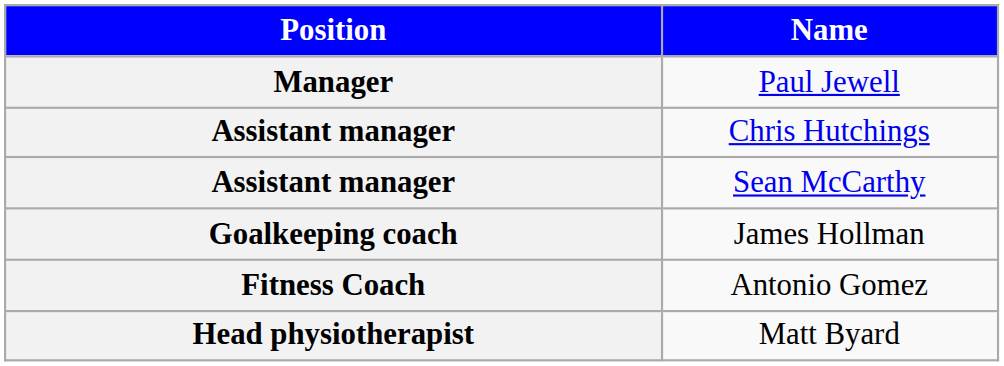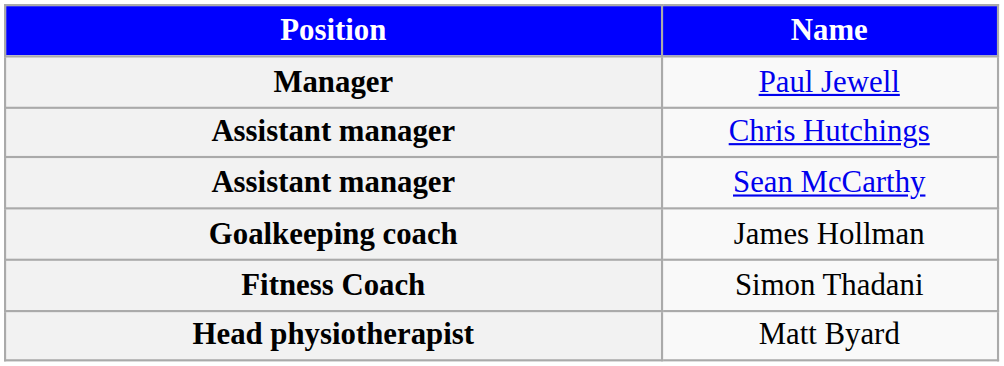- row: (829, 284)
+ row: (829, 284)
